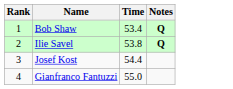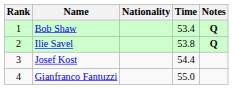+ column: (146, 12)
